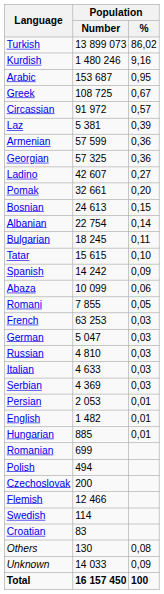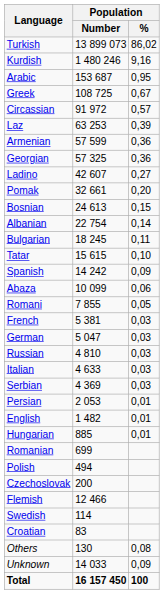(88, 126) 5 381 -> (91, 126) 63 253
(91, 321) 63 253 -> (88, 321) 5 381
